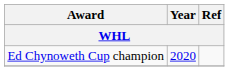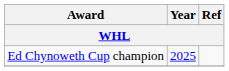(183, 55) 2020 -> (183, 55) 2025
